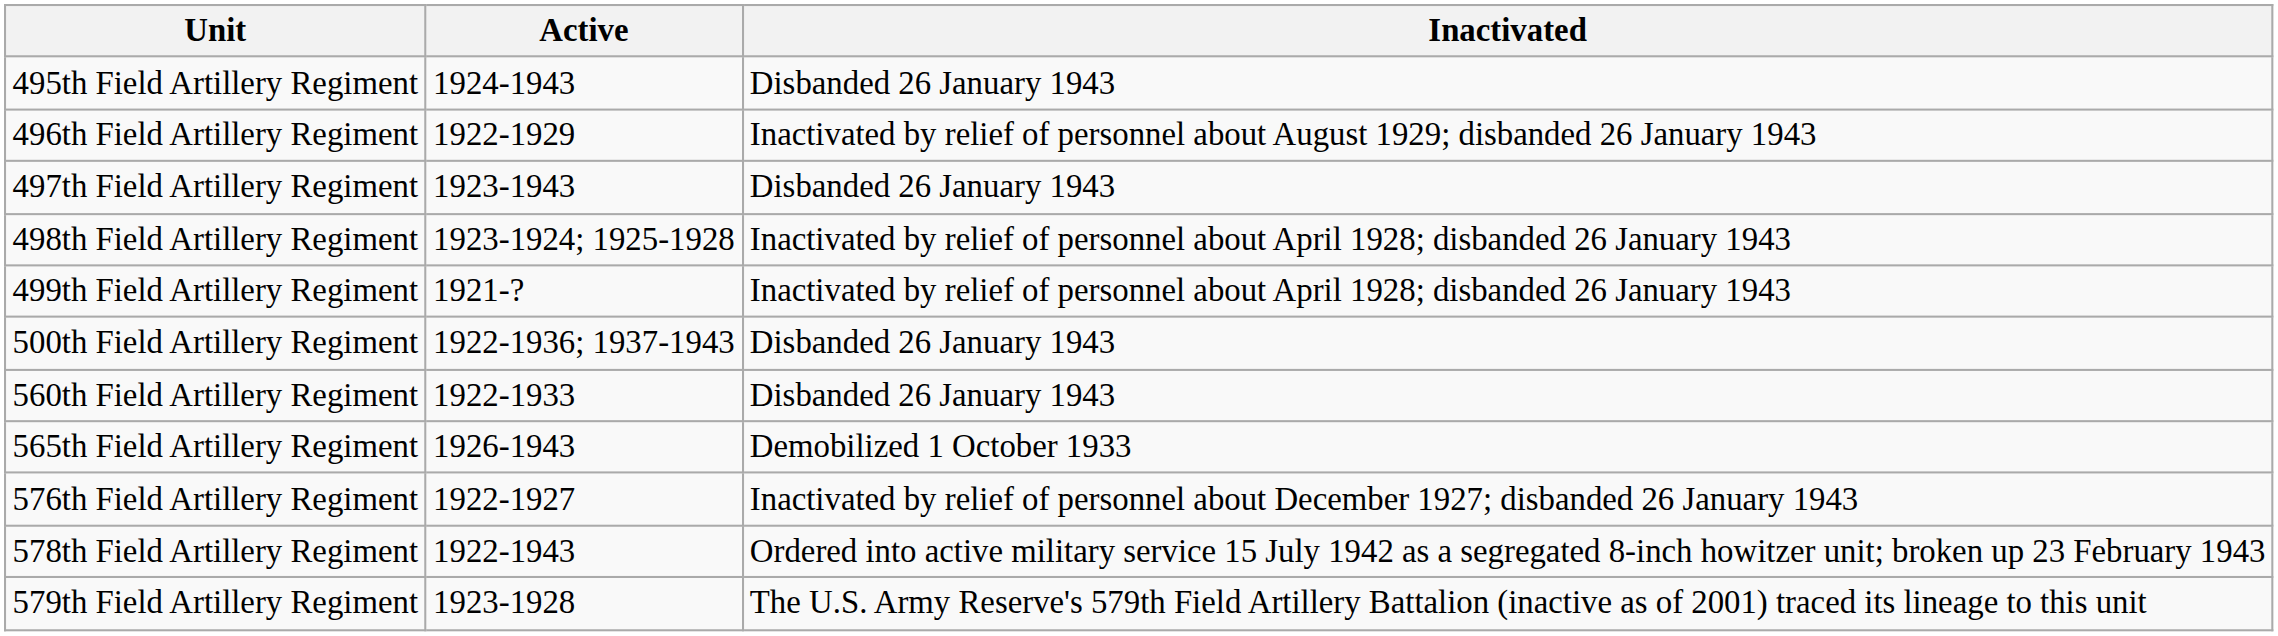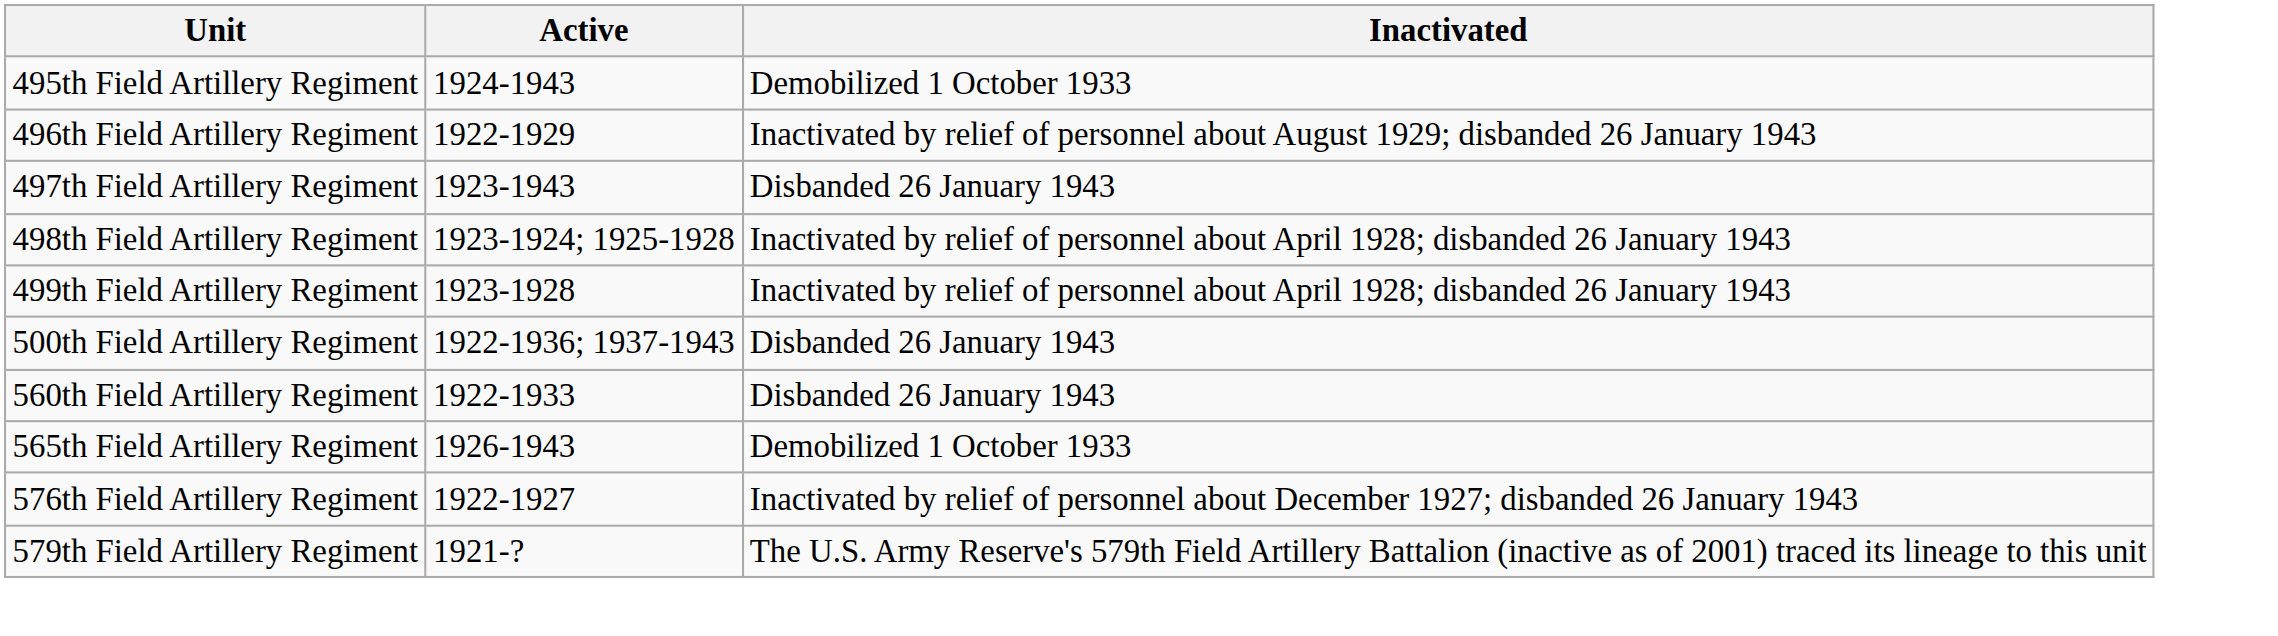(932, 82) Disbanded 26 January 1943 -> (941, 82) Demobilized 1 October 1933
(479, 290) 1921-? -> (504, 290) 1923-1928
- row: (215, 550)
(504, 602) 1923-1928 -> (479, 550) 1921-?
